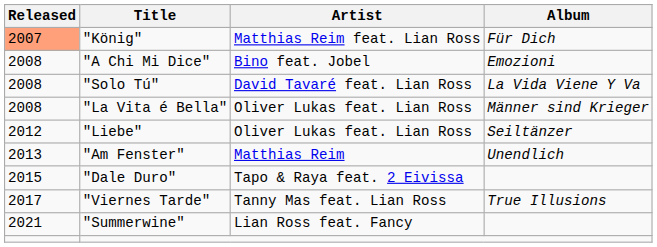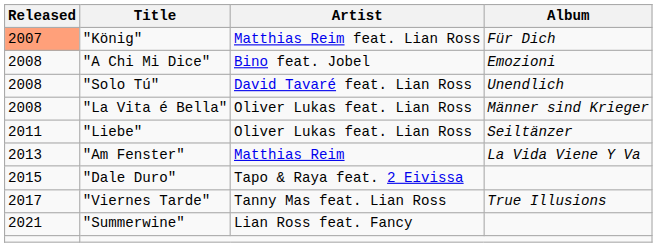(564, 85) La Vida Viene Y Va -> (526, 85) Unendlich
(25, 132) 2012 -> (25, 132) 2011
(526, 155) Unendlich -> (564, 155) La Vida Viene Y Va
